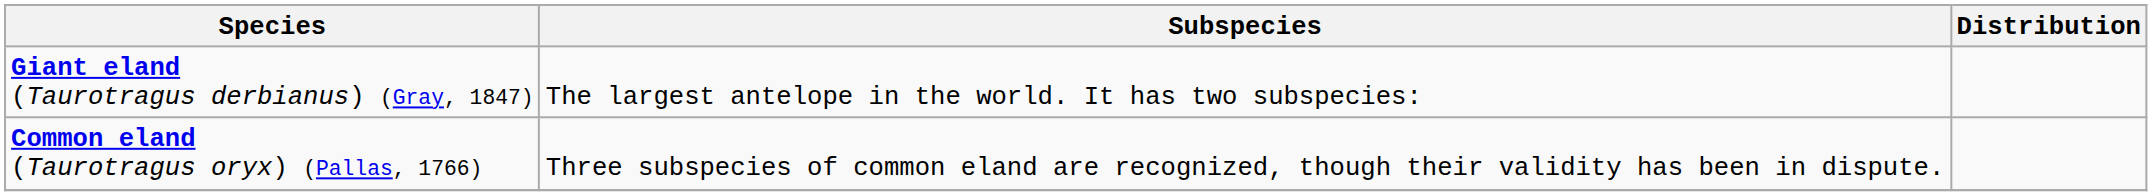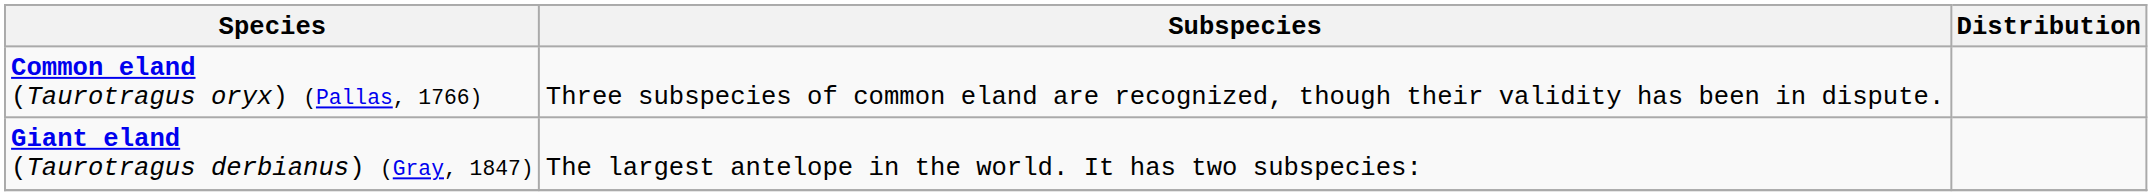rows swapped: (247, 154) <-> (272, 82)
